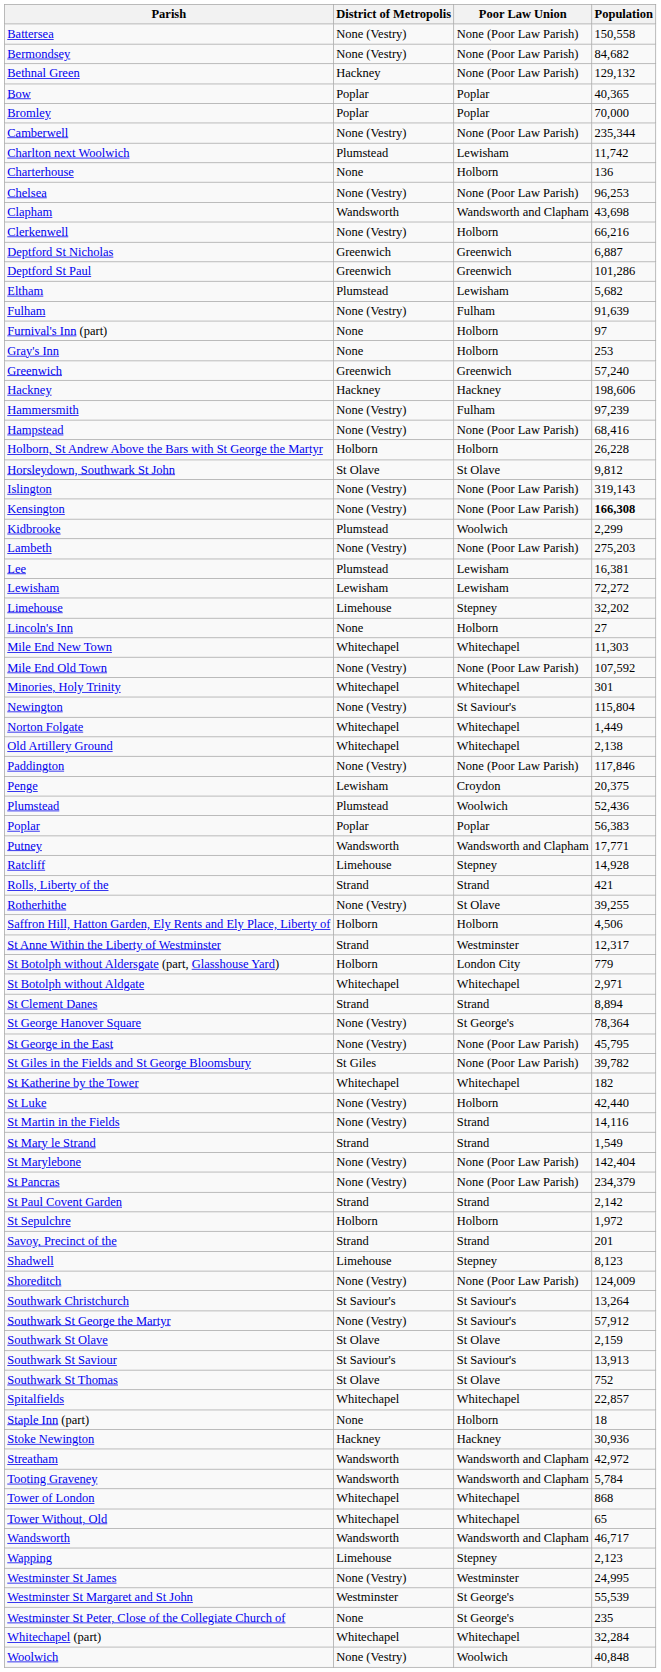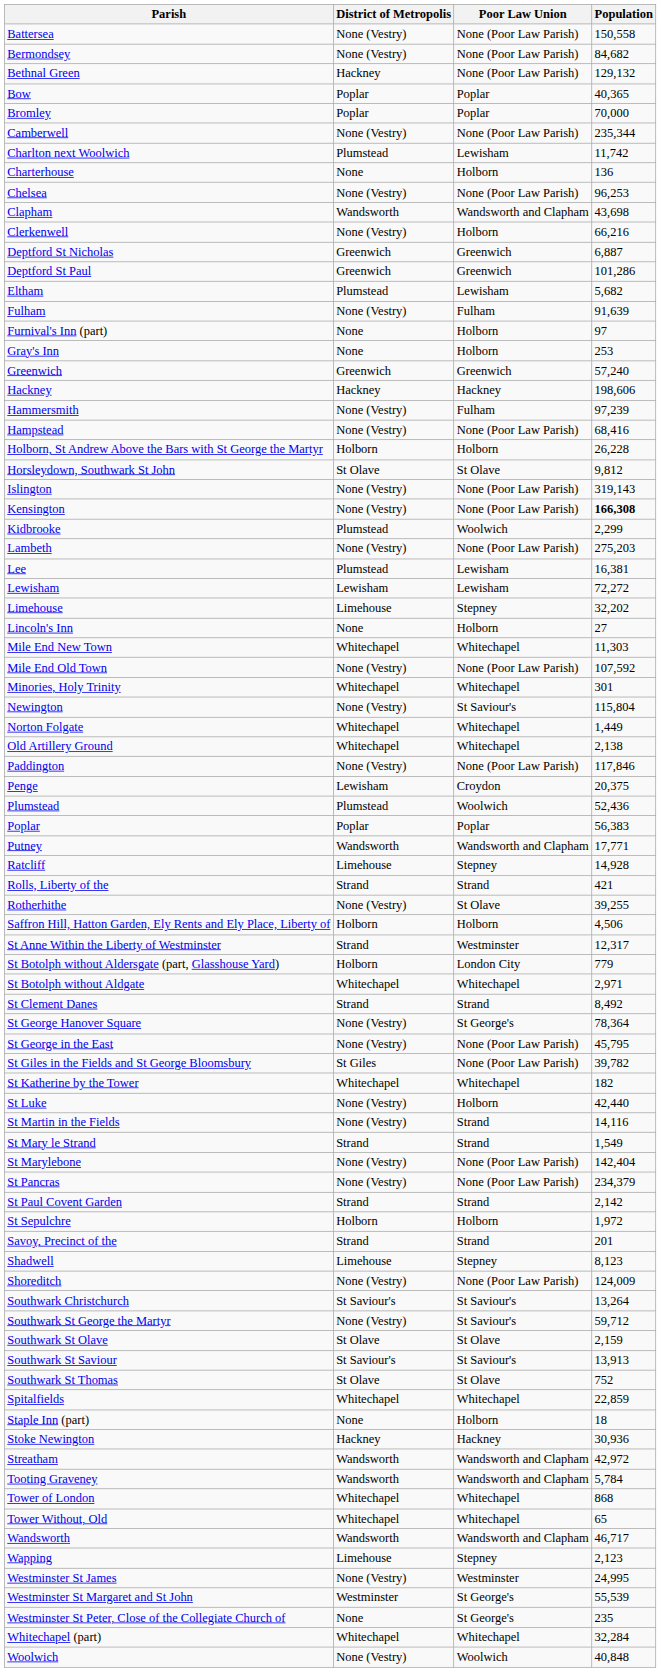(609, 1004) 8,894 -> (609, 1004) 8,492
(612, 1320) 57,912 -> (612, 1320) 59,712
(612, 1399) 22,857 -> (612, 1399) 22,859
